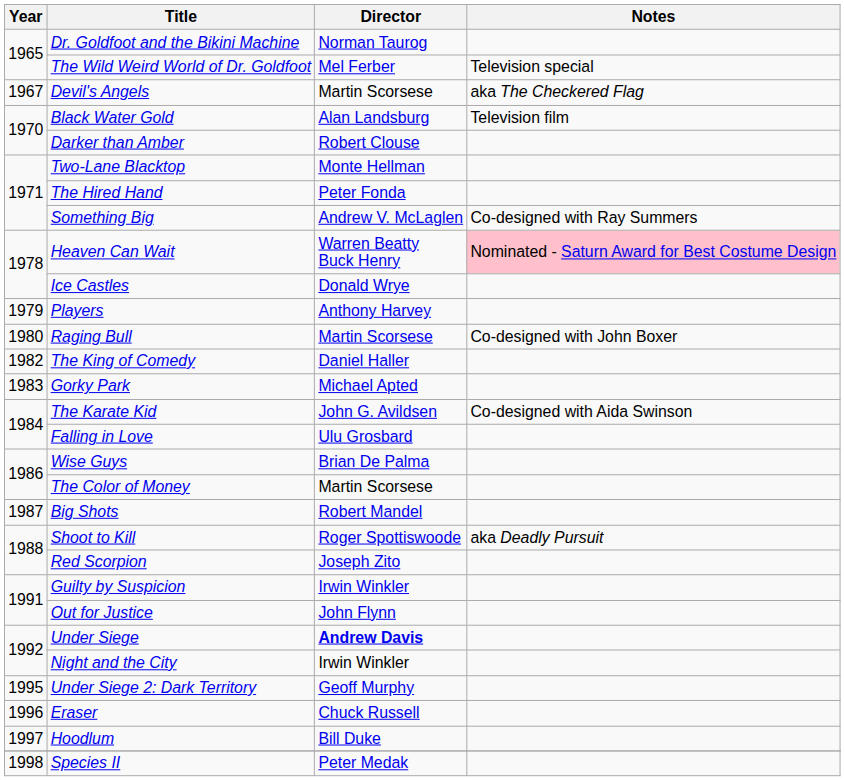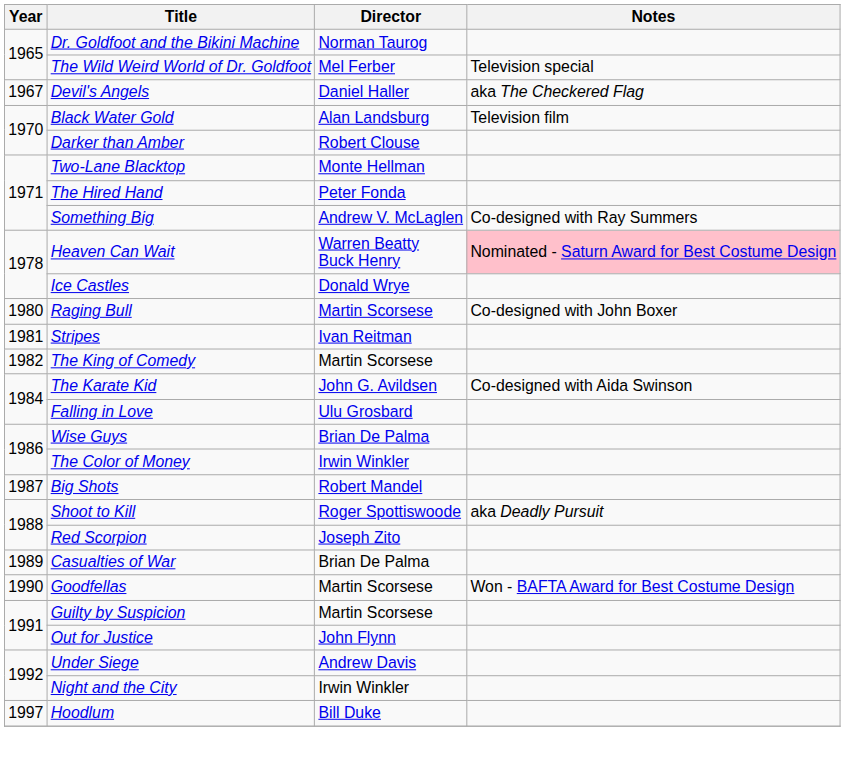(376, 92) Martin Scorsese -> (364, 92) Daniel Haller
- row: (77, 311)
+ row: (75, 336)
(364, 361) Daniel Haller -> (376, 361) Martin Scorsese
- row: (90, 386)
(376, 487) Martin Scorsese -> (364, 461) Irwin Winkler
+ row: (113, 562)
+ row: (89, 587)
(364, 587) Irwin Winkler -> (376, 612) Martin Scorsese
(371, 637) bold -> (367, 662) normal
- row: (153, 688)
- row: (74, 713)
- row: (85, 763)
